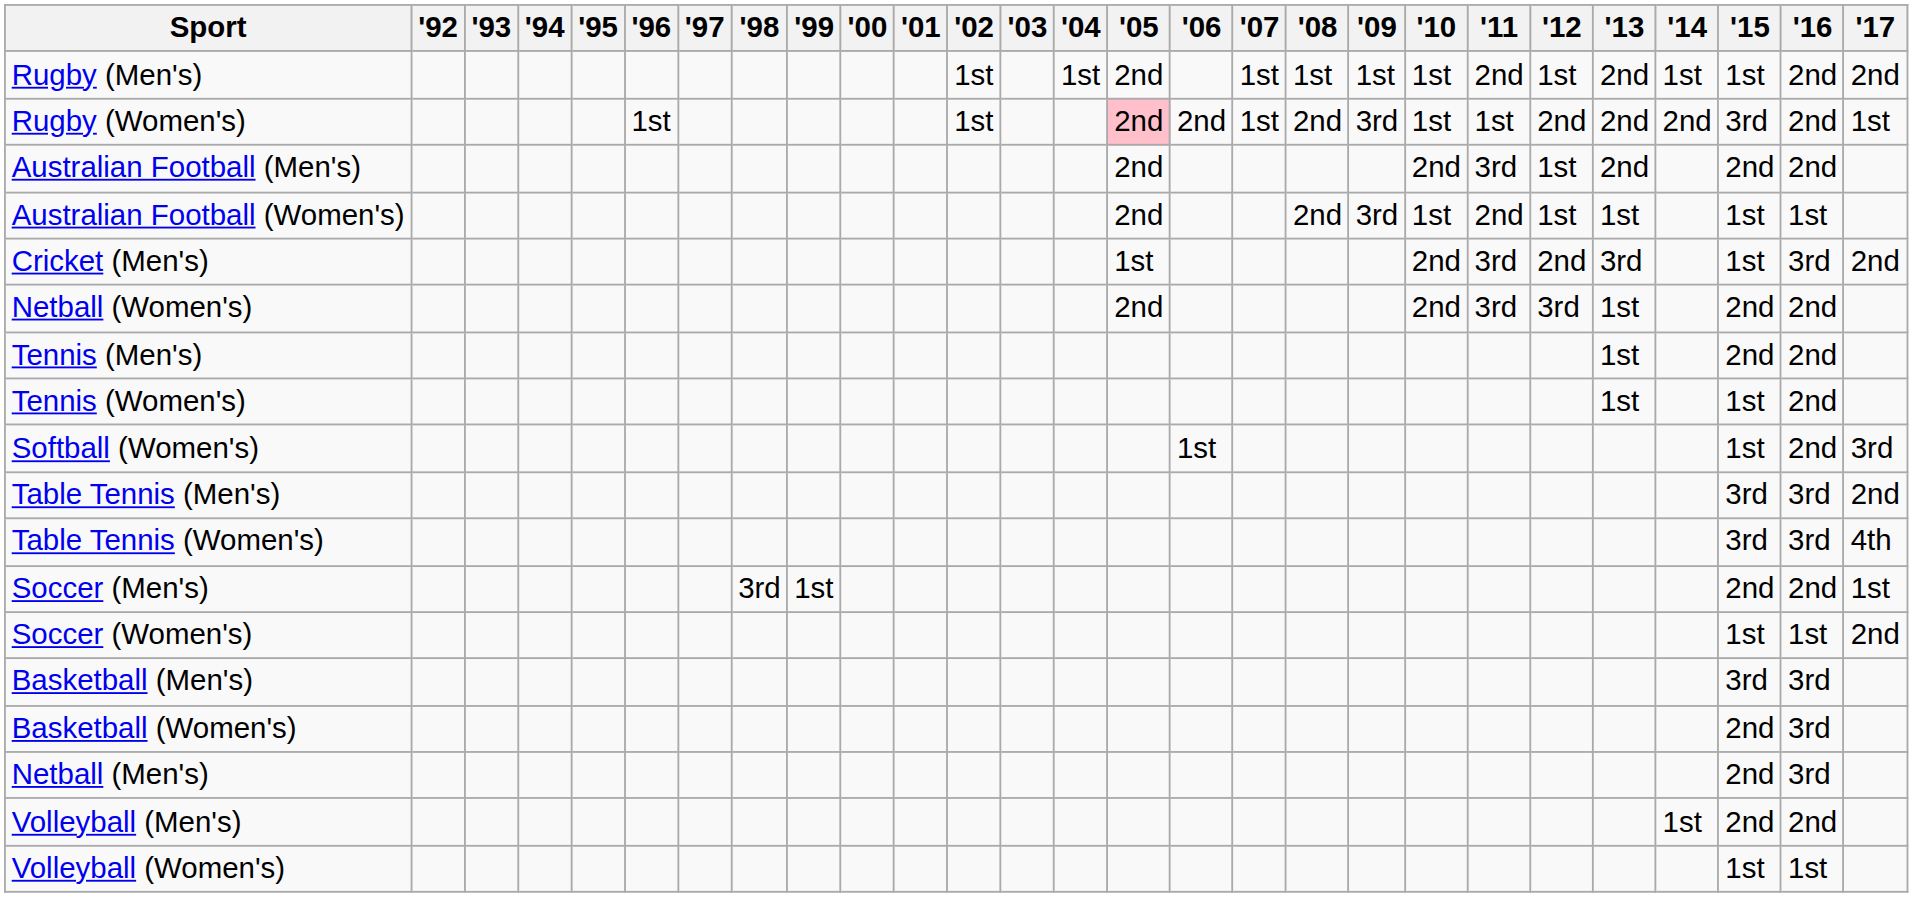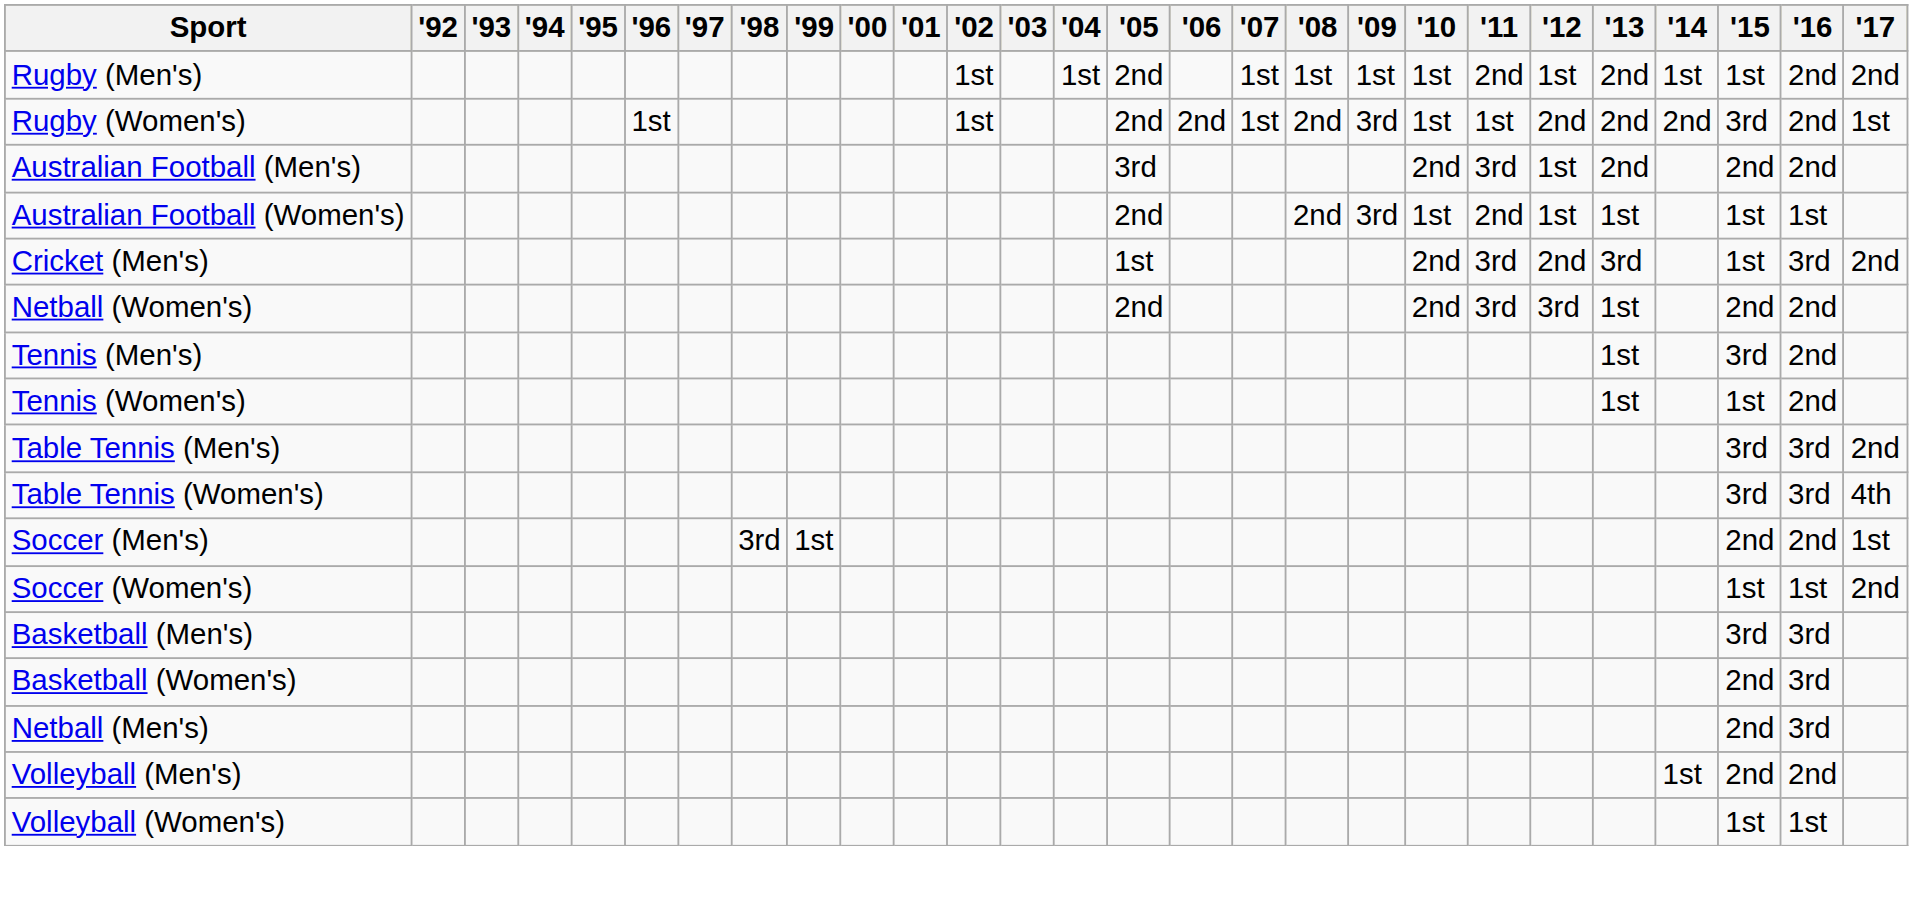(1139, 121) pink background -> (1139, 121) no background
(1139, 167) 2nd -> (1136, 167) 3rd
(1750, 354) 2nd -> (1747, 354) 3rd
- row: (135, 448)
